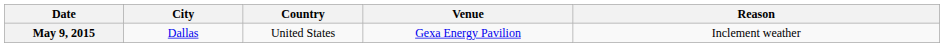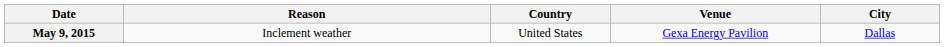columns swapped: (183, 14) <-> (756, 14)
